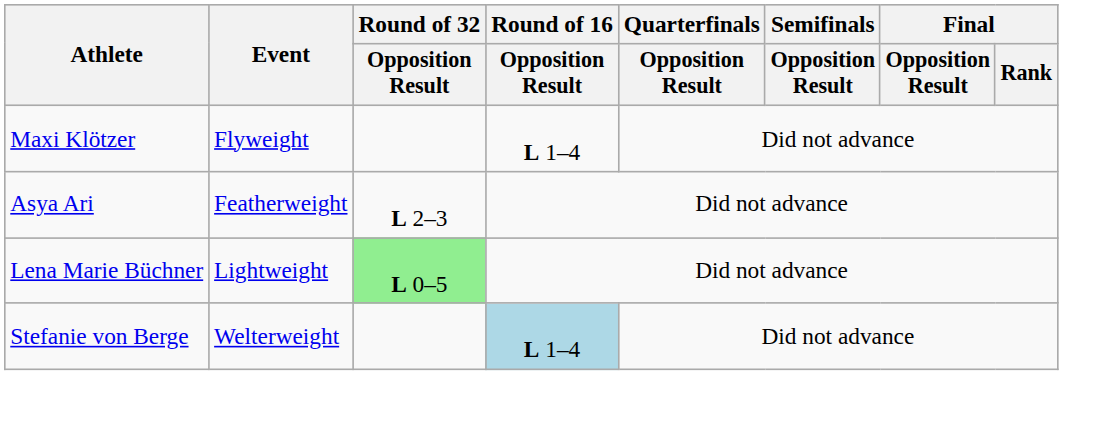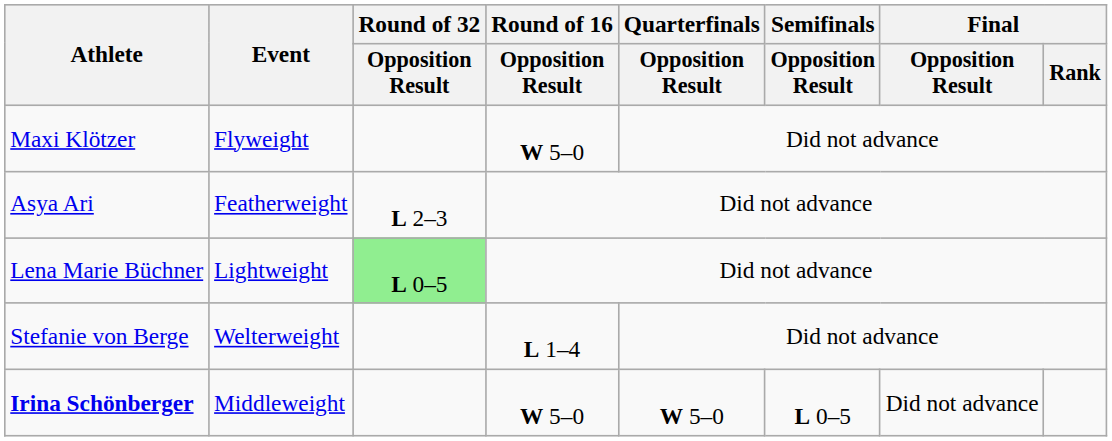(552, 152) L 1–4 -> (552, 152) W 5–0
(552, 350) lightblue background -> (552, 350) no background
+ row: (102, 402)
